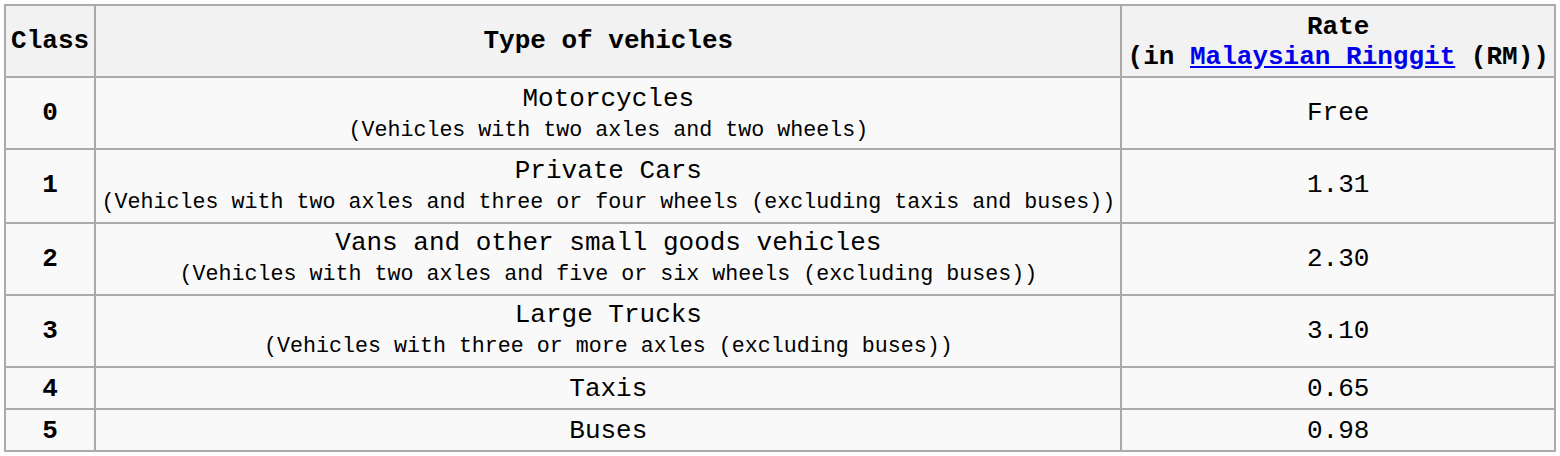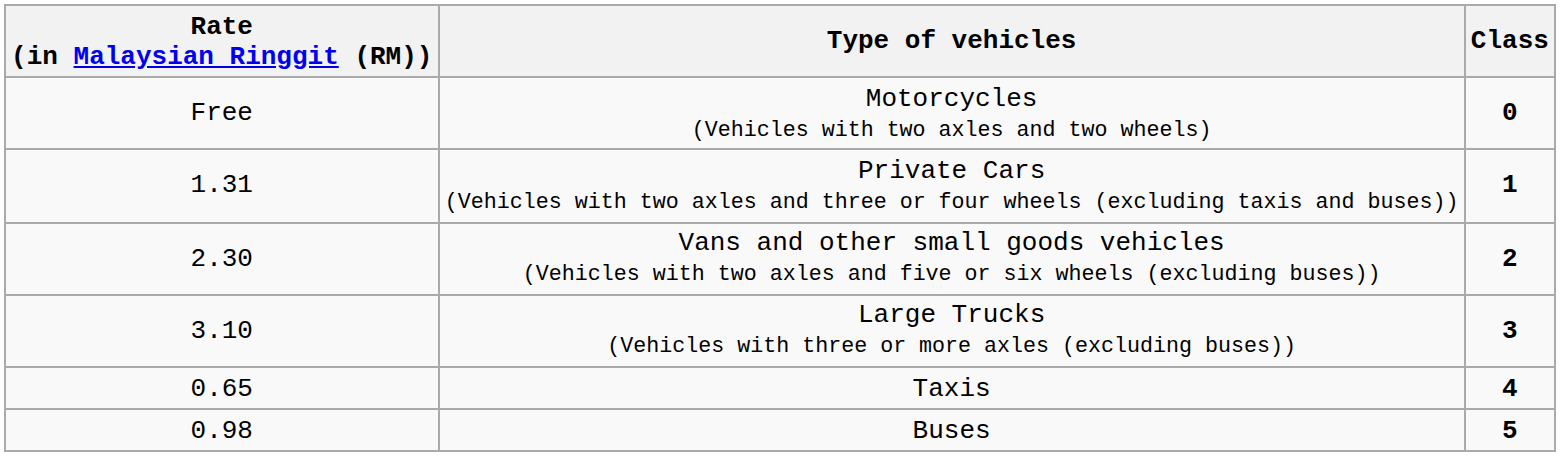columns swapped: (50, 41) <-> (1338, 41)
